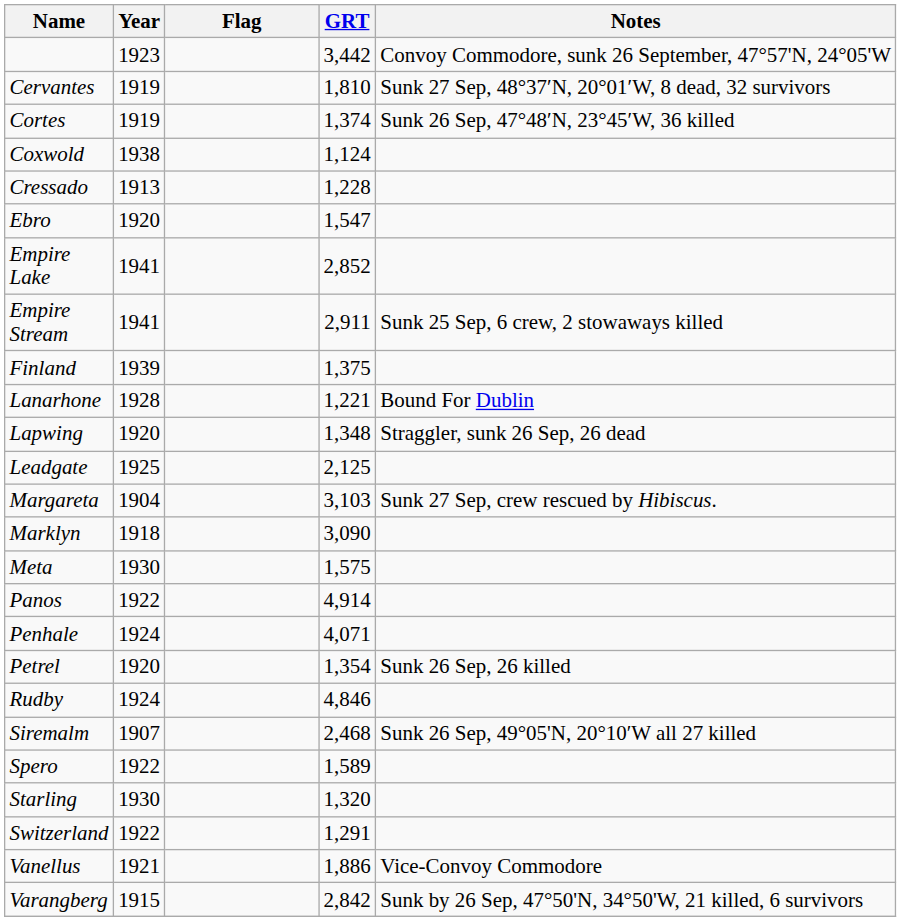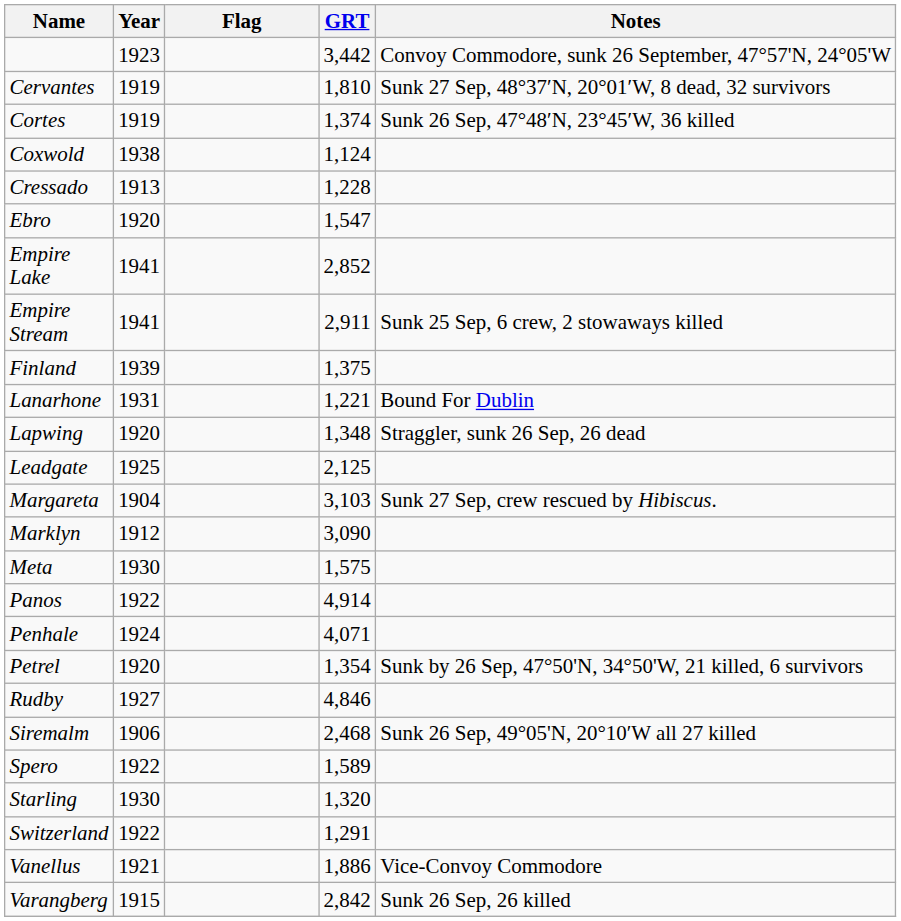(139, 400) 1928 -> (139, 400) 1931
(139, 533) 1918 -> (139, 533) 1912
(475, 666) Sunk 26 Sep, 26 killed -> (622, 666) Sunk by 26 Sep, 47°50'N, 34°50'W, 21 killed, 6 survivors
(139, 699) 1924 -> (139, 699) 1927
(139, 733) 1907 -> (139, 733) 1906
(622, 899) Sunk by 26 Sep, 47°50'N, 34°50'W, 21 killed, 6 survivors -> (475, 899) Sunk 26 Sep, 26 killed
